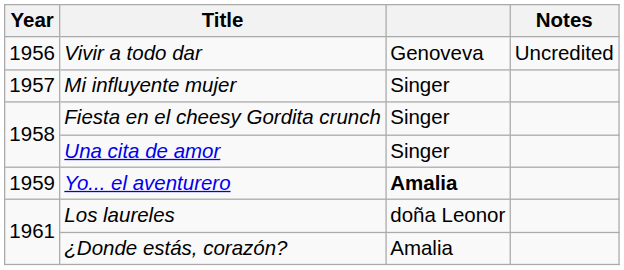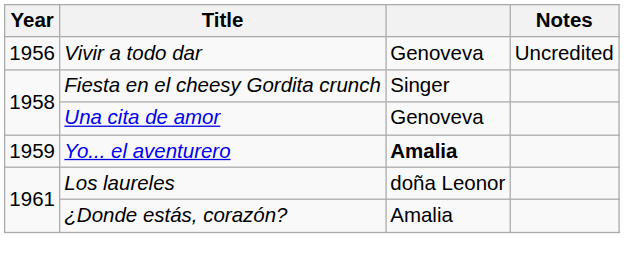- row: (150, 85)
(420, 150) Singer -> (437, 118) Genoveva
